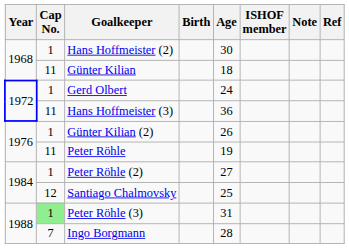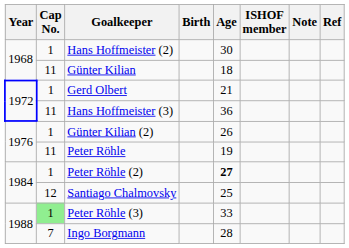(226, 90) 24 -> (226, 90) 21
(226, 172) normal -> (226, 172) bold
(226, 213) 31 -> (226, 213) 33
